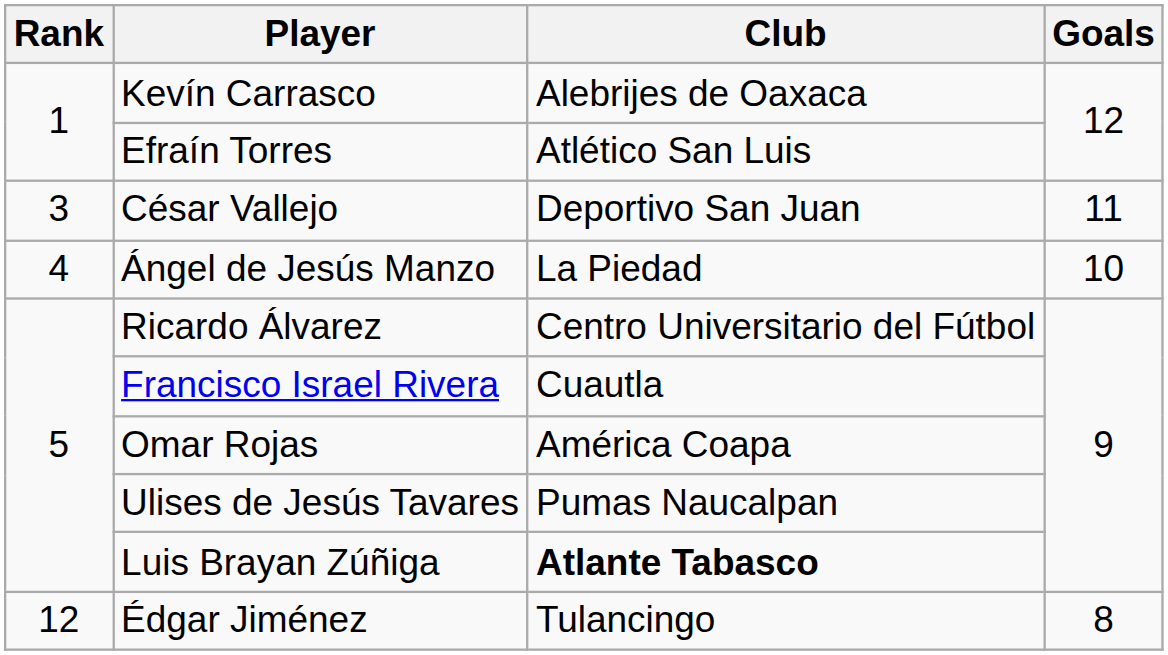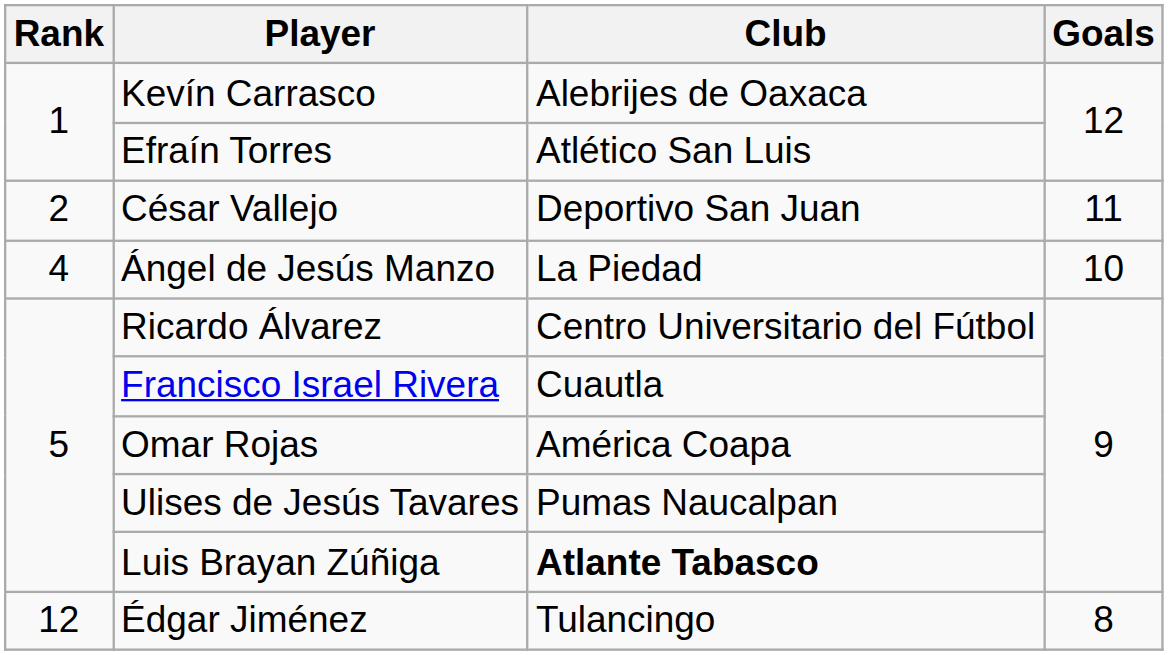(59, 209) 3 -> (59, 209) 2
